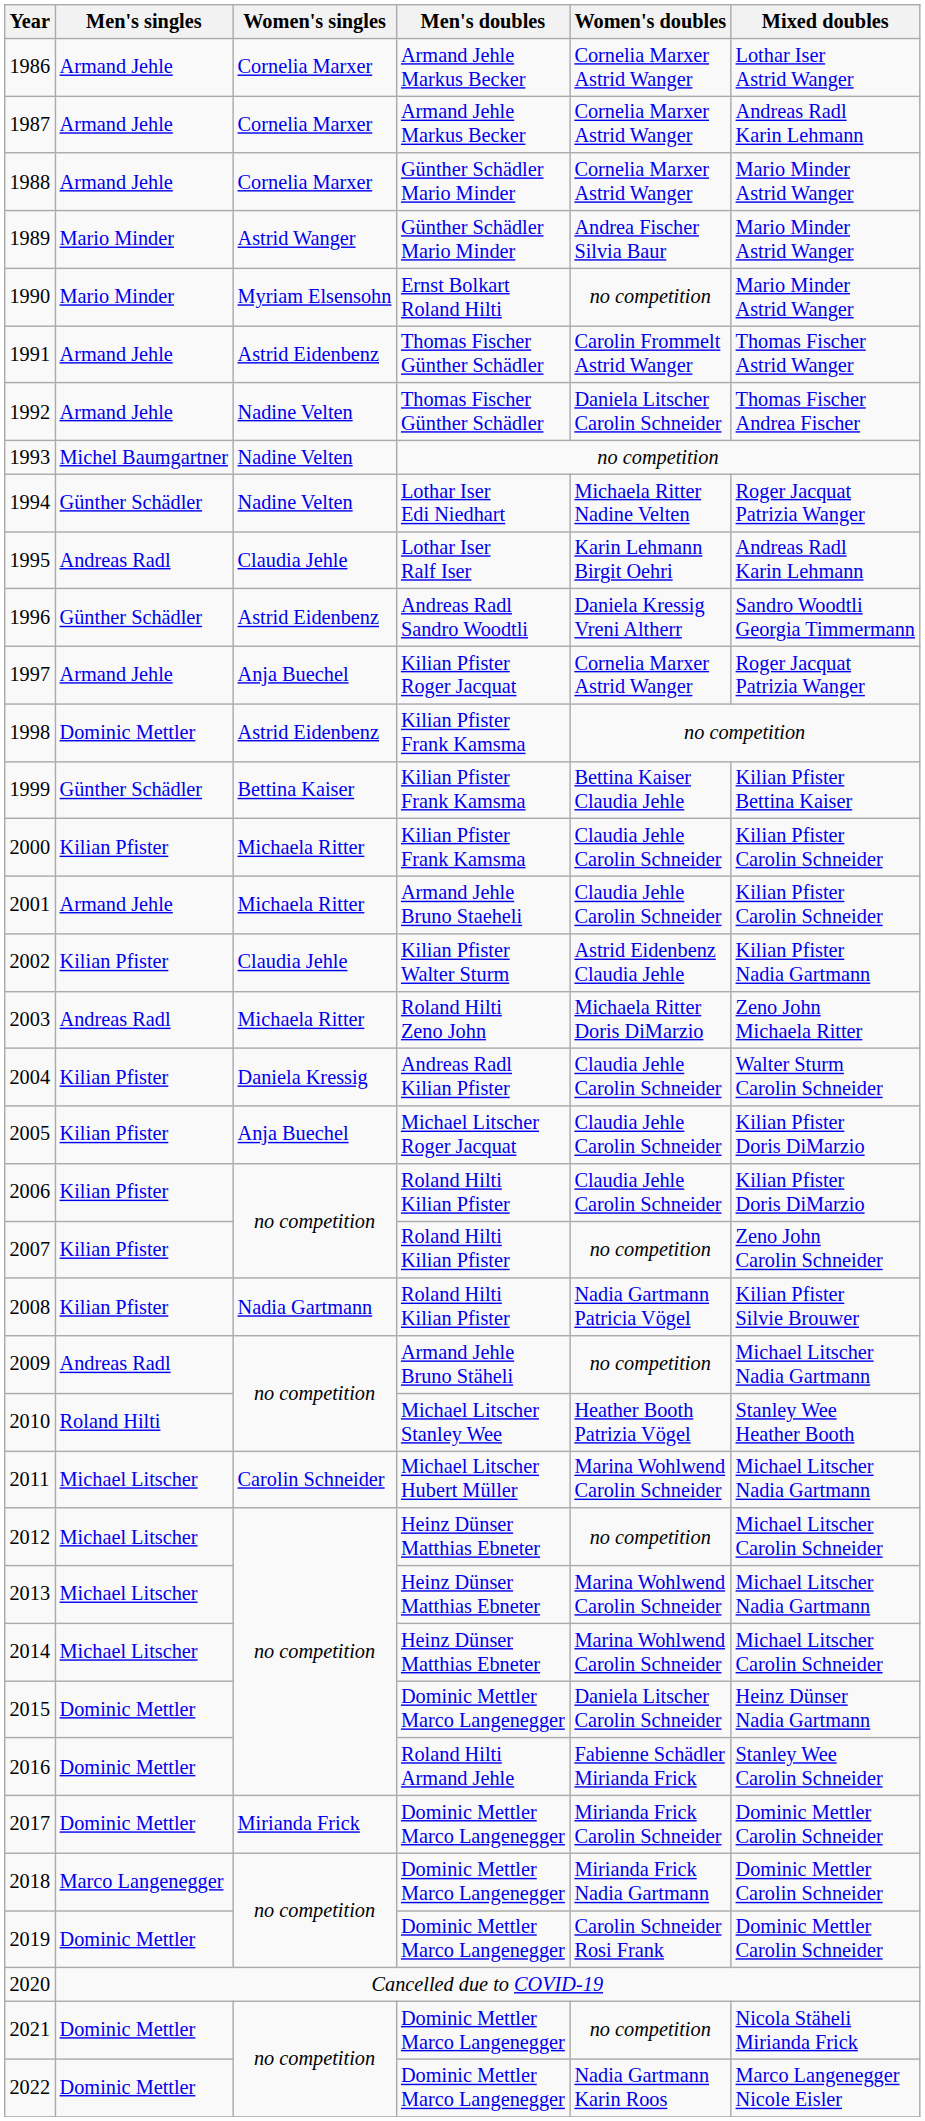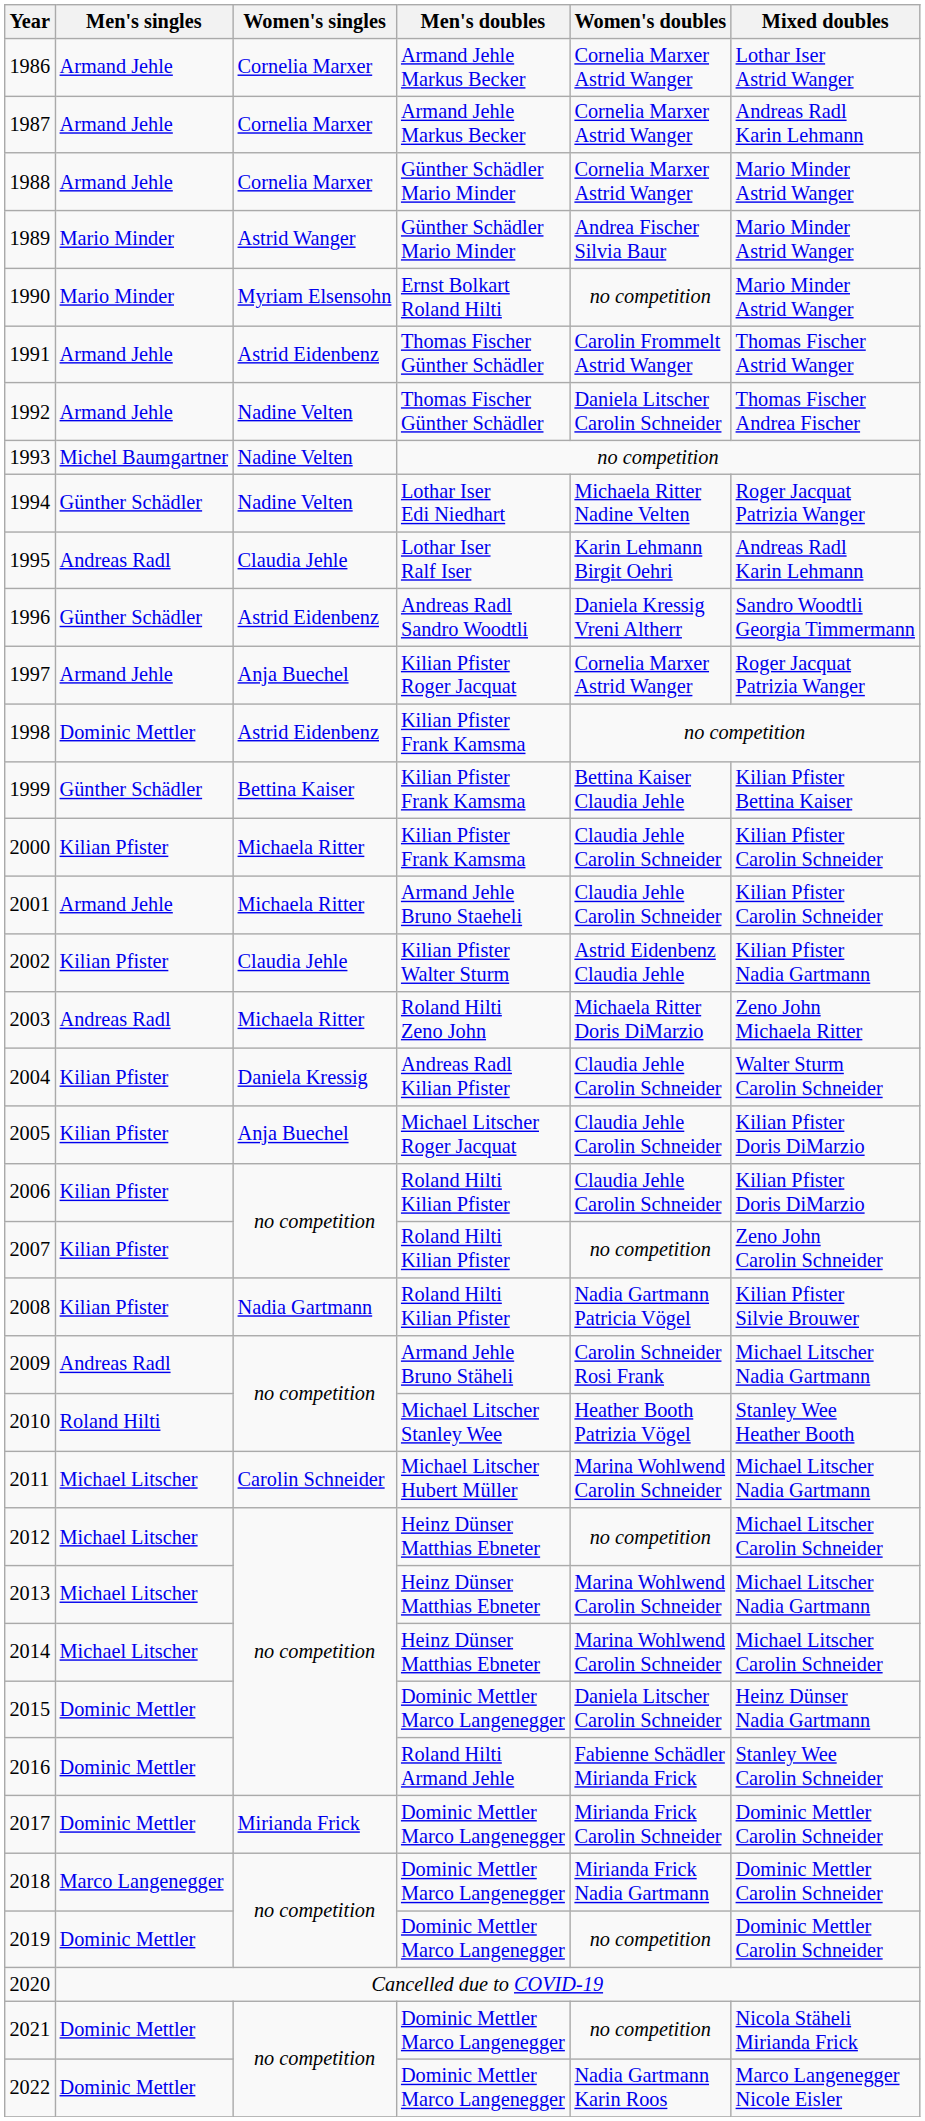(650, 1364) no competition -> (648, 1364) Carolin Schneider Rosi Frank
(648, 1939) Carolin Schneider Rosi Frank -> (650, 1939) no competition
